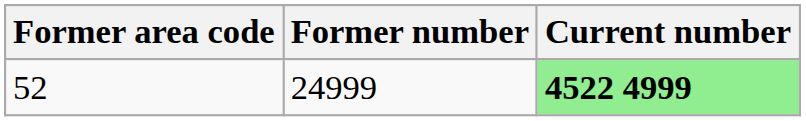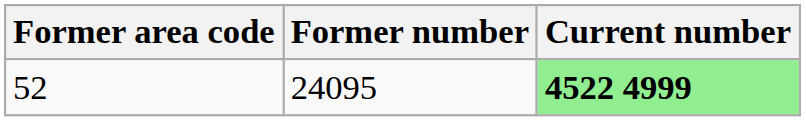(334, 86) 24999 -> (334, 86) 24095
